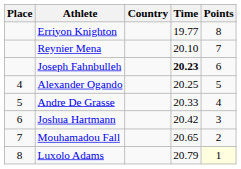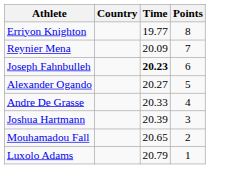- column: (20, 13)
(186, 48) 20.10 -> (155, 48) 20.09
(186, 84) 20.25 -> (155, 84) 20.27
(186, 119) 20.42 -> (155, 119) 20.39
(219, 155) lightyellow background -> (188, 155) no background
